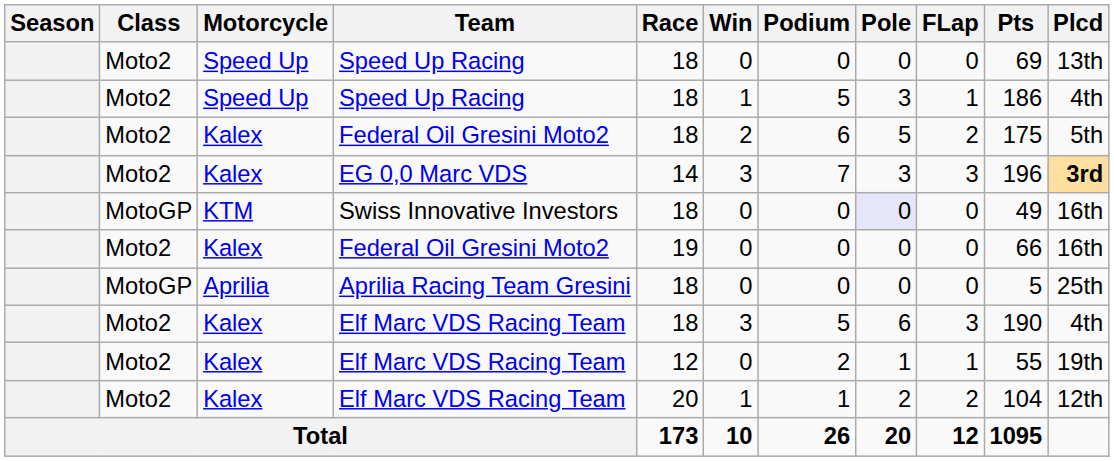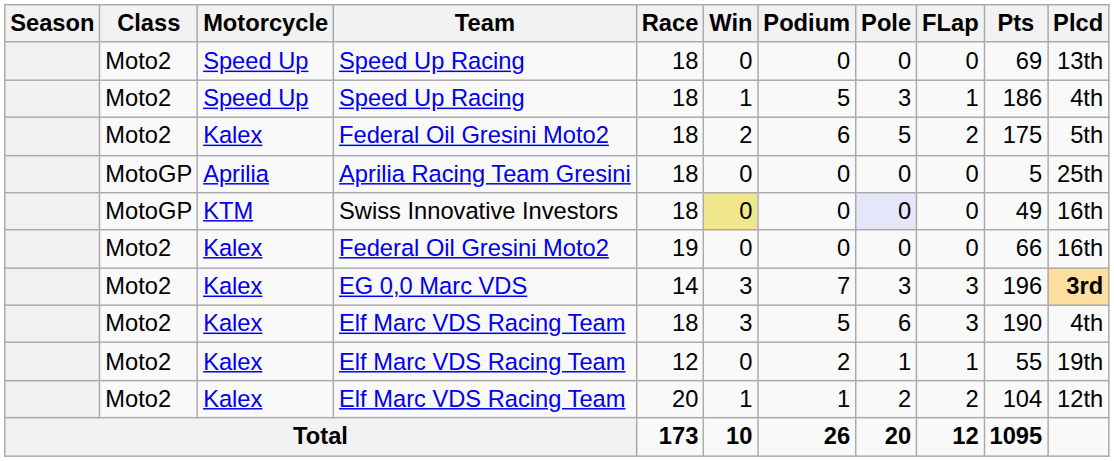rows swapped: (236, 286) <-> (233, 173)
(746, 211) no background -> (746, 211) khaki background
